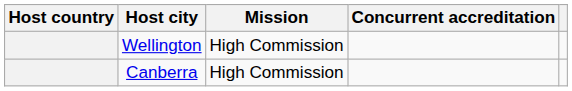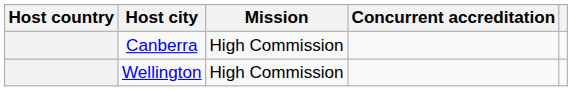rows swapped: (162, 72) <-> (162, 45)
